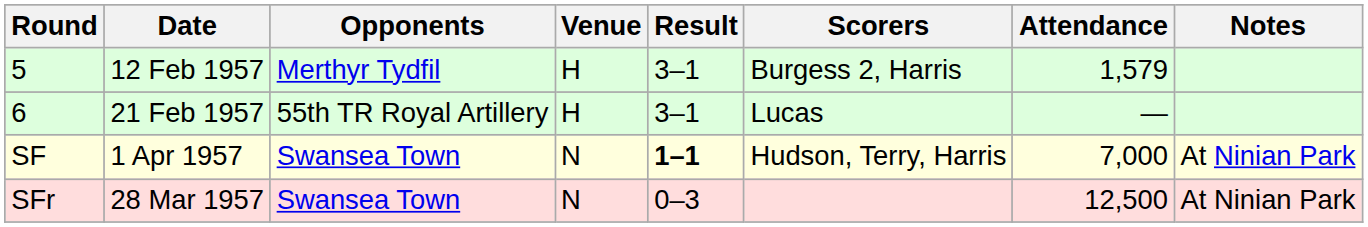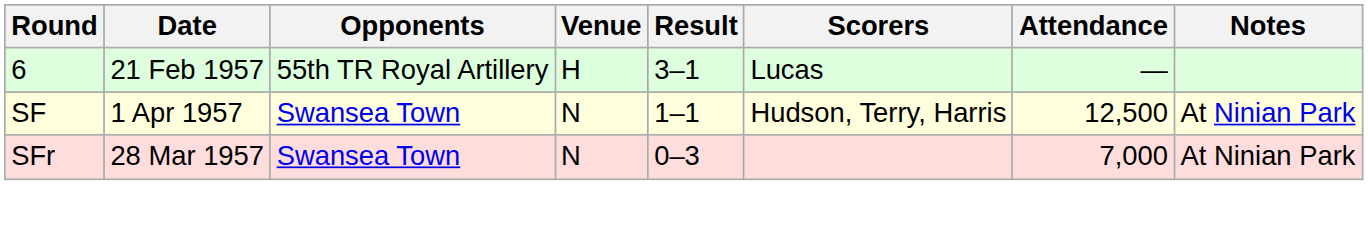- row: (19, 69)
(677, 156) bold -> (677, 112) normal
(1134, 156) 7,000 -> (1126, 112) 12,500
(1126, 199) 12,500 -> (1134, 156) 7,000
